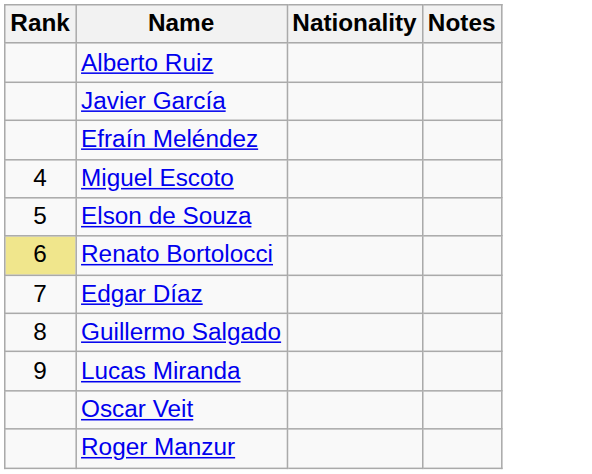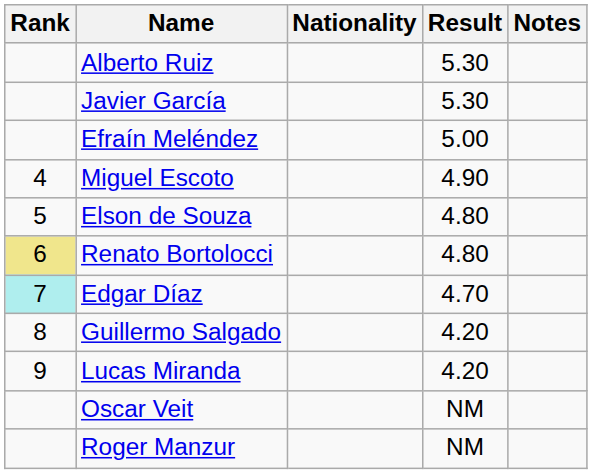+ column: (465, 23)
(40, 293) no background -> (40, 293) paleturquoise background
